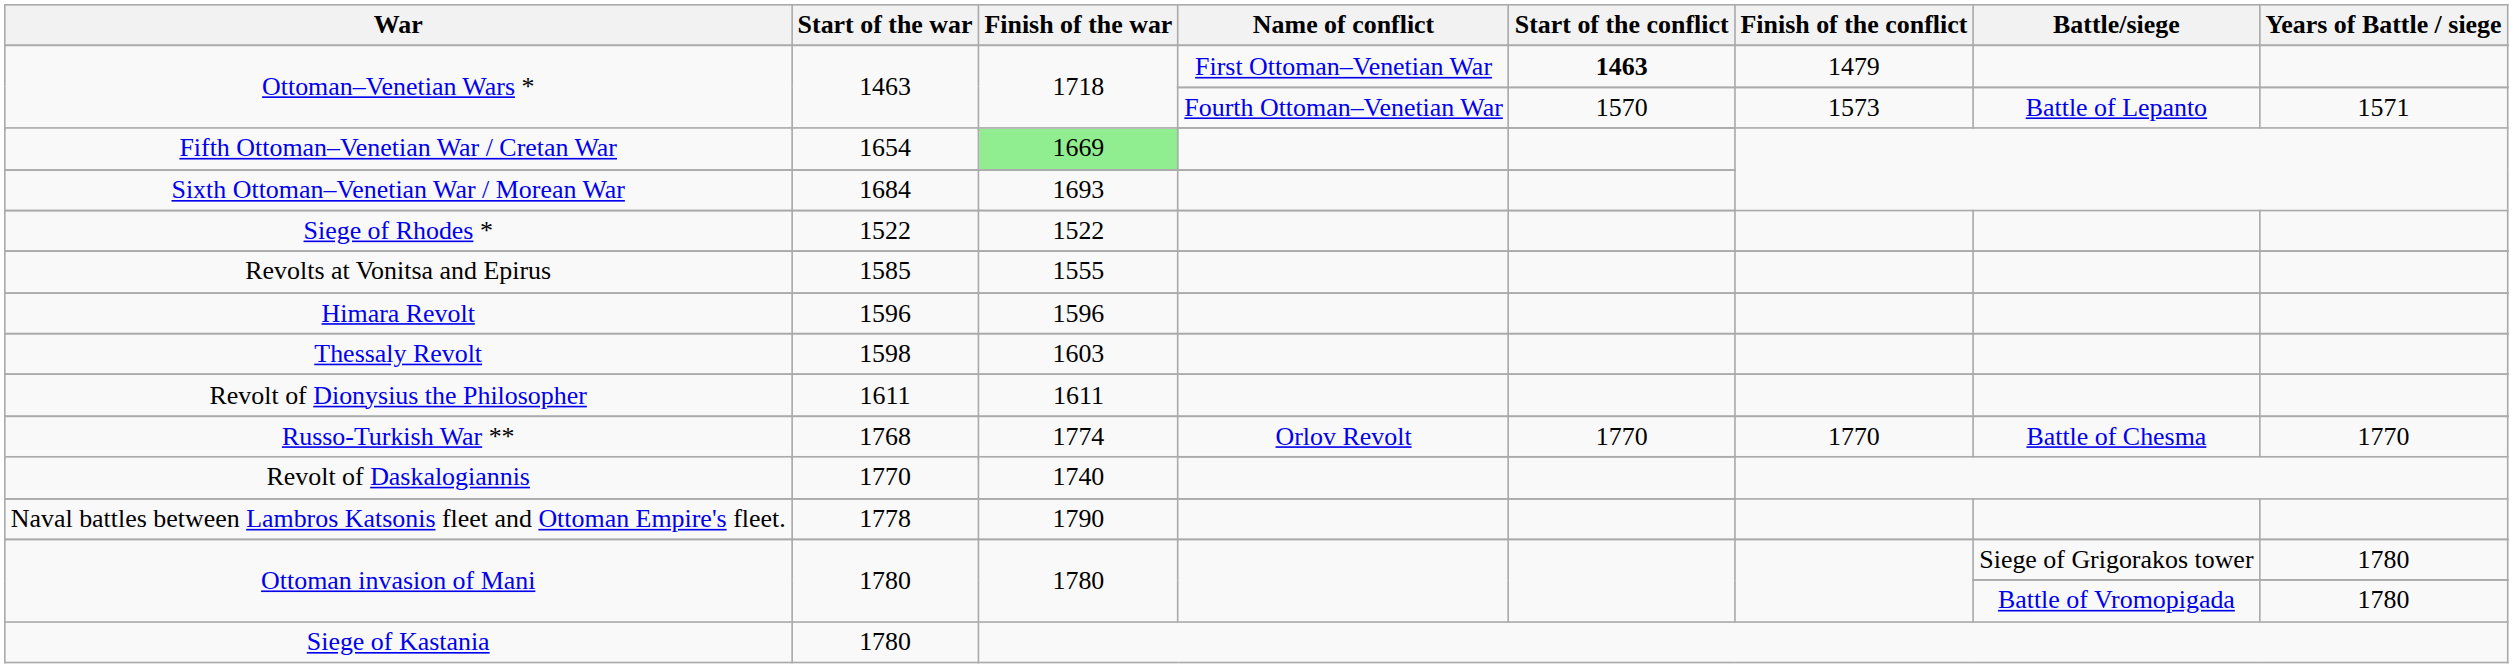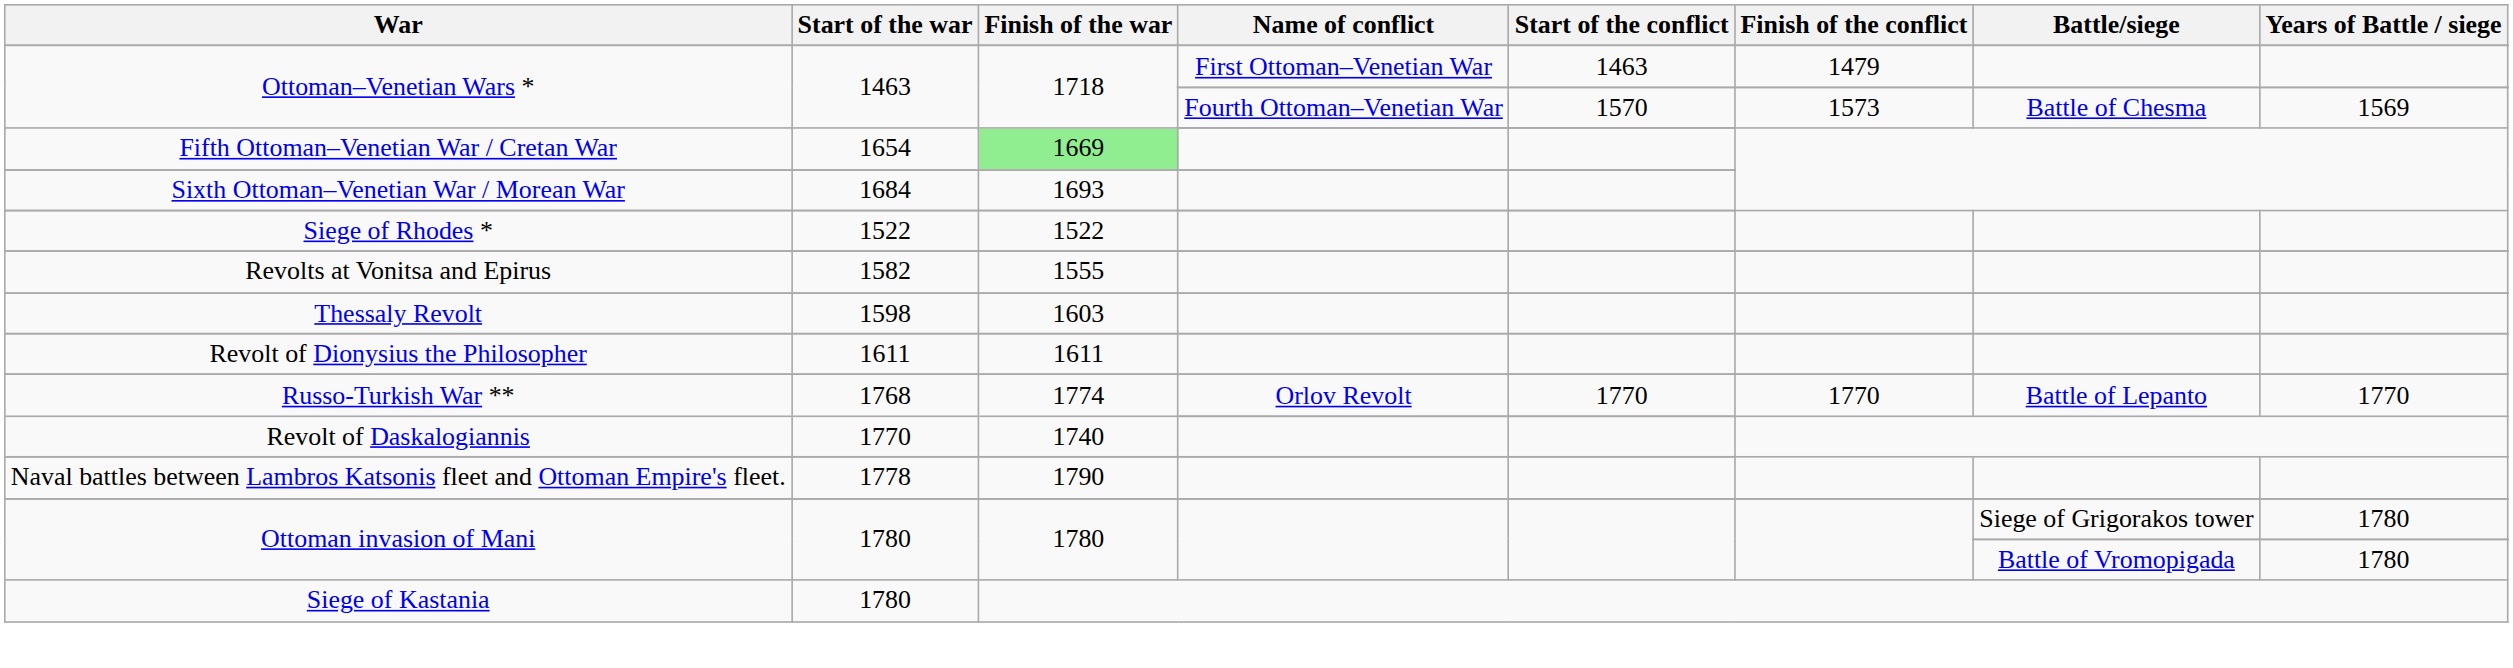(1622, 66) bold -> (1622, 66) normal
(2116, 107) Battle of Lepanto -> (2116, 107) Battle of Chesma
(2384, 107) 1571 -> (2384, 107) 1569
(885, 271) 1585 -> (885, 271) 1582
- row: (398, 312)
(2116, 436) Battle of Chesma -> (2116, 395) Battle of Lepanto
